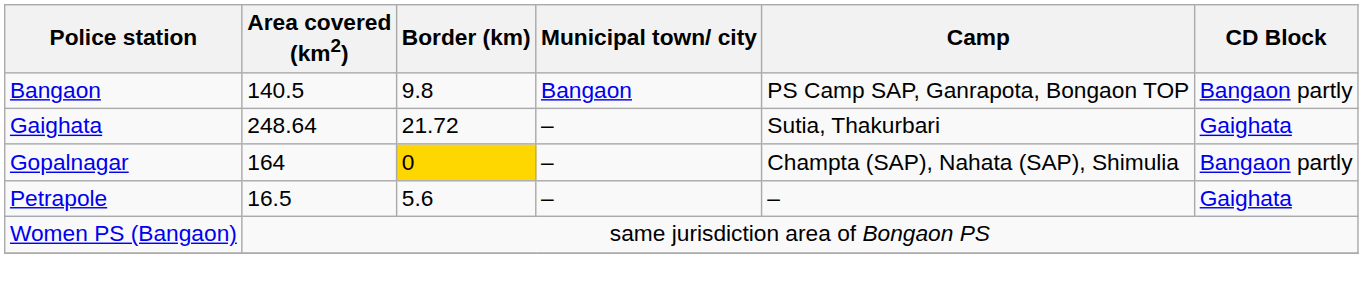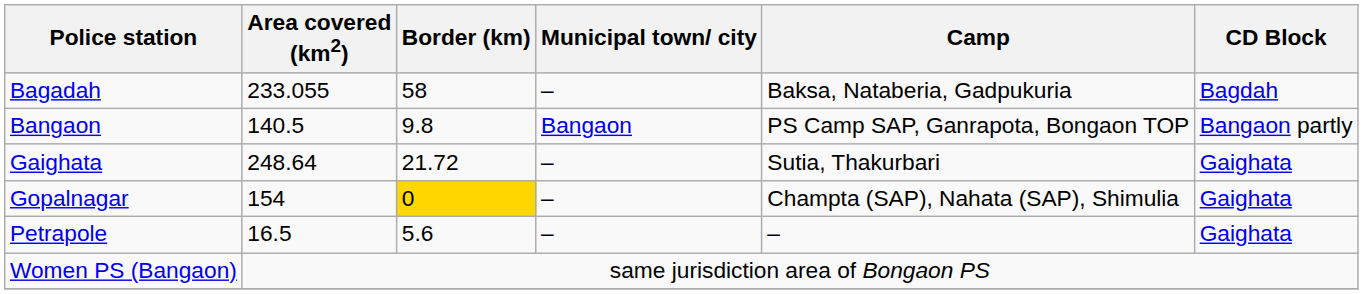+ row: (55, 90)
(266, 162) 164 -> (266, 198) 154
(1276, 162) Bangaon partly -> (1246, 198) Gaighata
